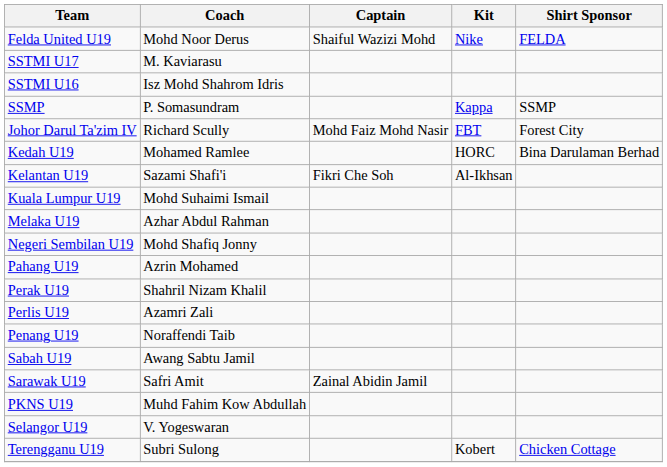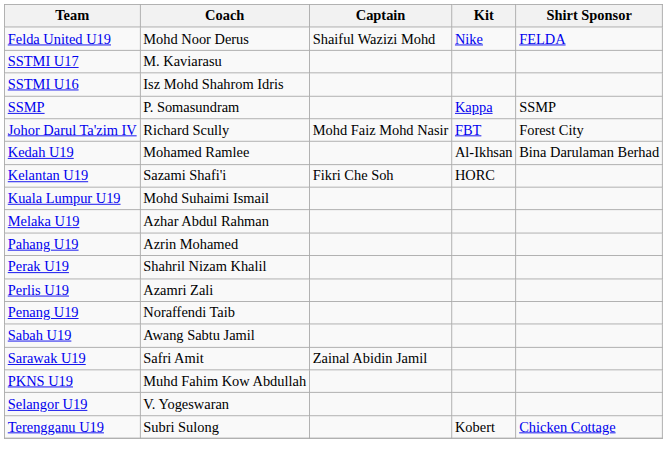(475, 152) HORC -> (484, 152) Al-Ikhsan
(484, 175) Al-Ikhsan -> (475, 175) HORC
- row: (71, 244)
